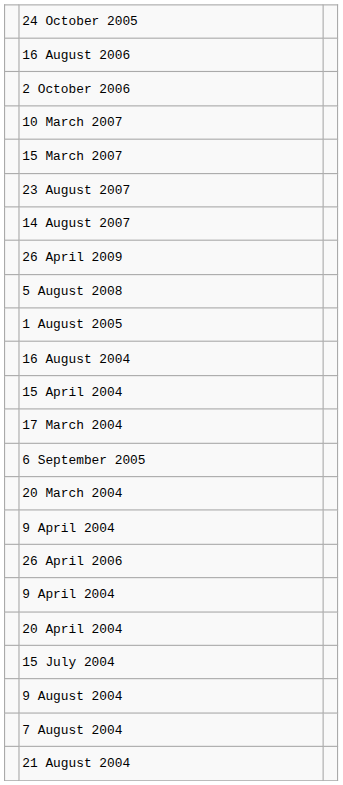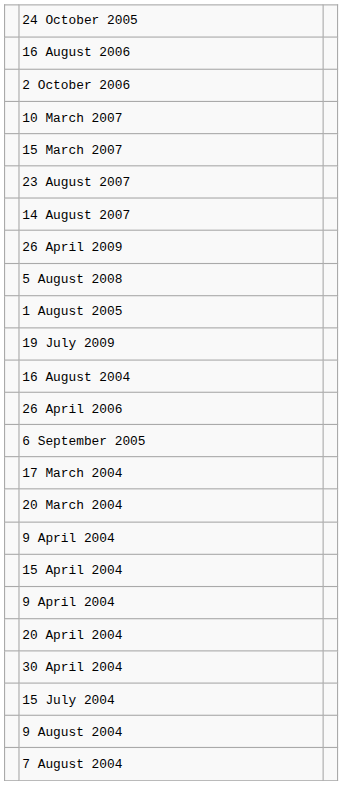+ row: (12, 344)
rows swapped: (12, 561) <-> (12, 392)
rows swapped: (12, 460) <-> (12, 426)
+ row: (12, 667)
- row: (12, 763)
